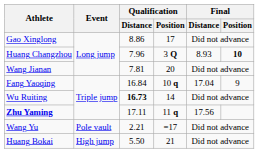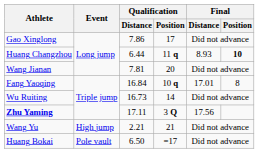(137, 40) 8.86 -> (137, 40) 7.86
(137, 54) 7.96 -> (137, 54) 6.44
(170, 54) 3 Q -> (170, 54) 11 q
(204, 83) 17.04 -> (204, 83) 17.01
(237, 83) 9 -> (237, 83) 8
(137, 98) bold -> (137, 98) normal
(170, 112) 11 q -> (170, 112) 3 Q
(94, 127) Pole vault -> (95, 127) High jump
(170, 127) =17 -> (170, 127) 21
(95, 141) High jump -> (94, 141) Pole vault
(137, 141) 5.50 -> (137, 141) 6.50
(170, 141) 21 -> (170, 141) =17
